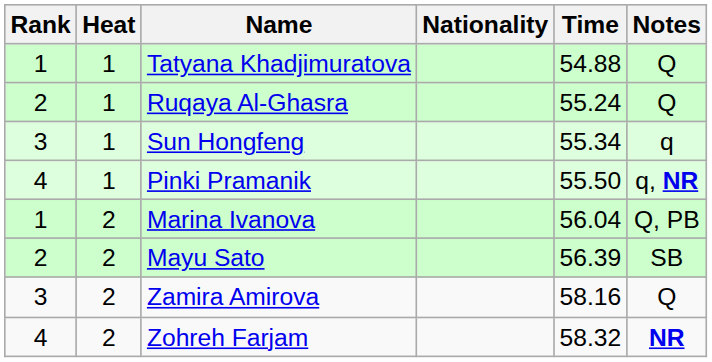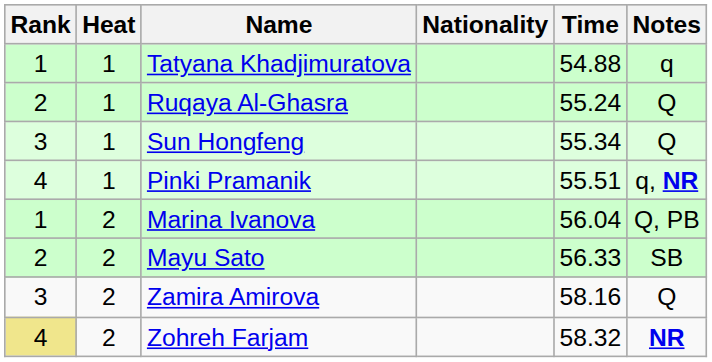(667, 63) Q -> (667, 63) q
(667, 141) q -> (667, 141) Q
(590, 180) 55.50 -> (590, 180) 55.51
(590, 258) 56.39 -> (590, 258) 56.33
(41, 336) no background -> (41, 336) khaki background
